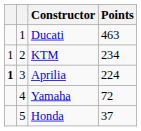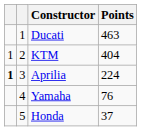(110, 55) 234 -> (110, 55) 404
(107, 96) 72 -> (107, 96) 76
